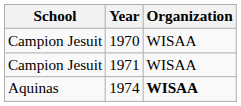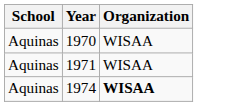(55, 40) Campion Jesuit -> (33, 40) Aquinas
(55, 64) Campion Jesuit -> (33, 64) Aquinas
